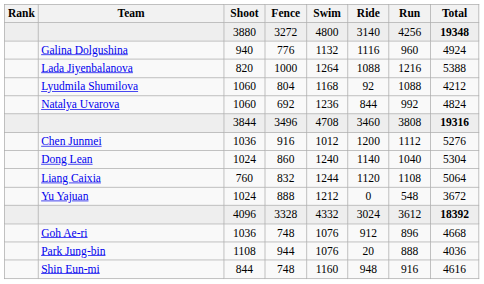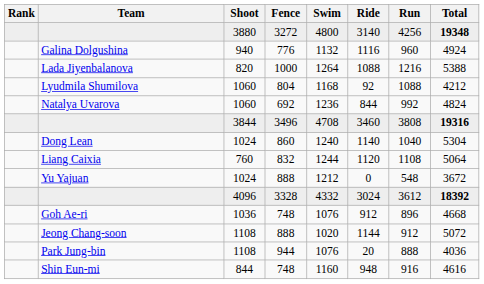- row: (71, 141)
+ row: (84, 232)
